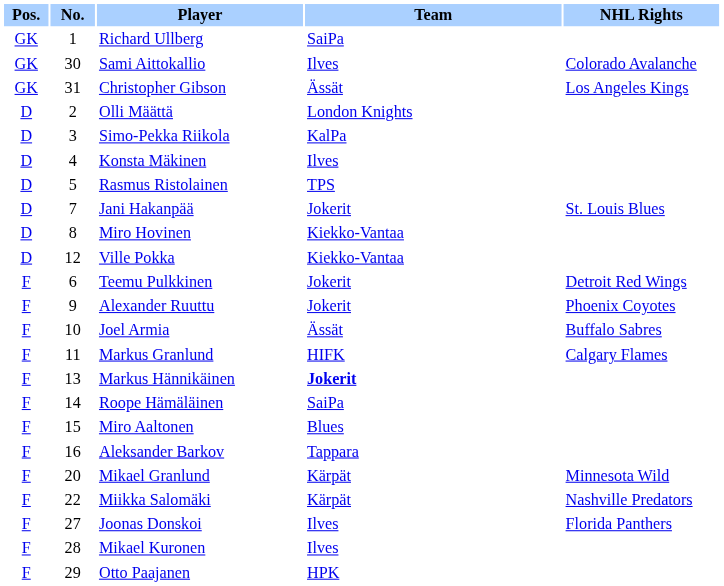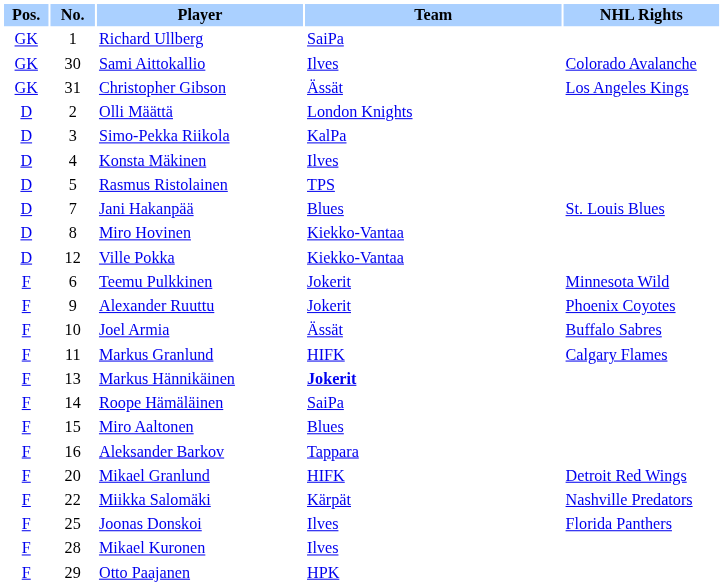(329, 209) Jokerit -> (325, 209) Blues
(626, 281) Detroit Red Wings -> (617, 281) Minnesota Wild
(329, 475) Kärpät -> (326, 475) HIFK
(617, 475) Minnesota Wild -> (626, 475) Detroit Red Wings
(73, 524) 27 -> (73, 524) 25
